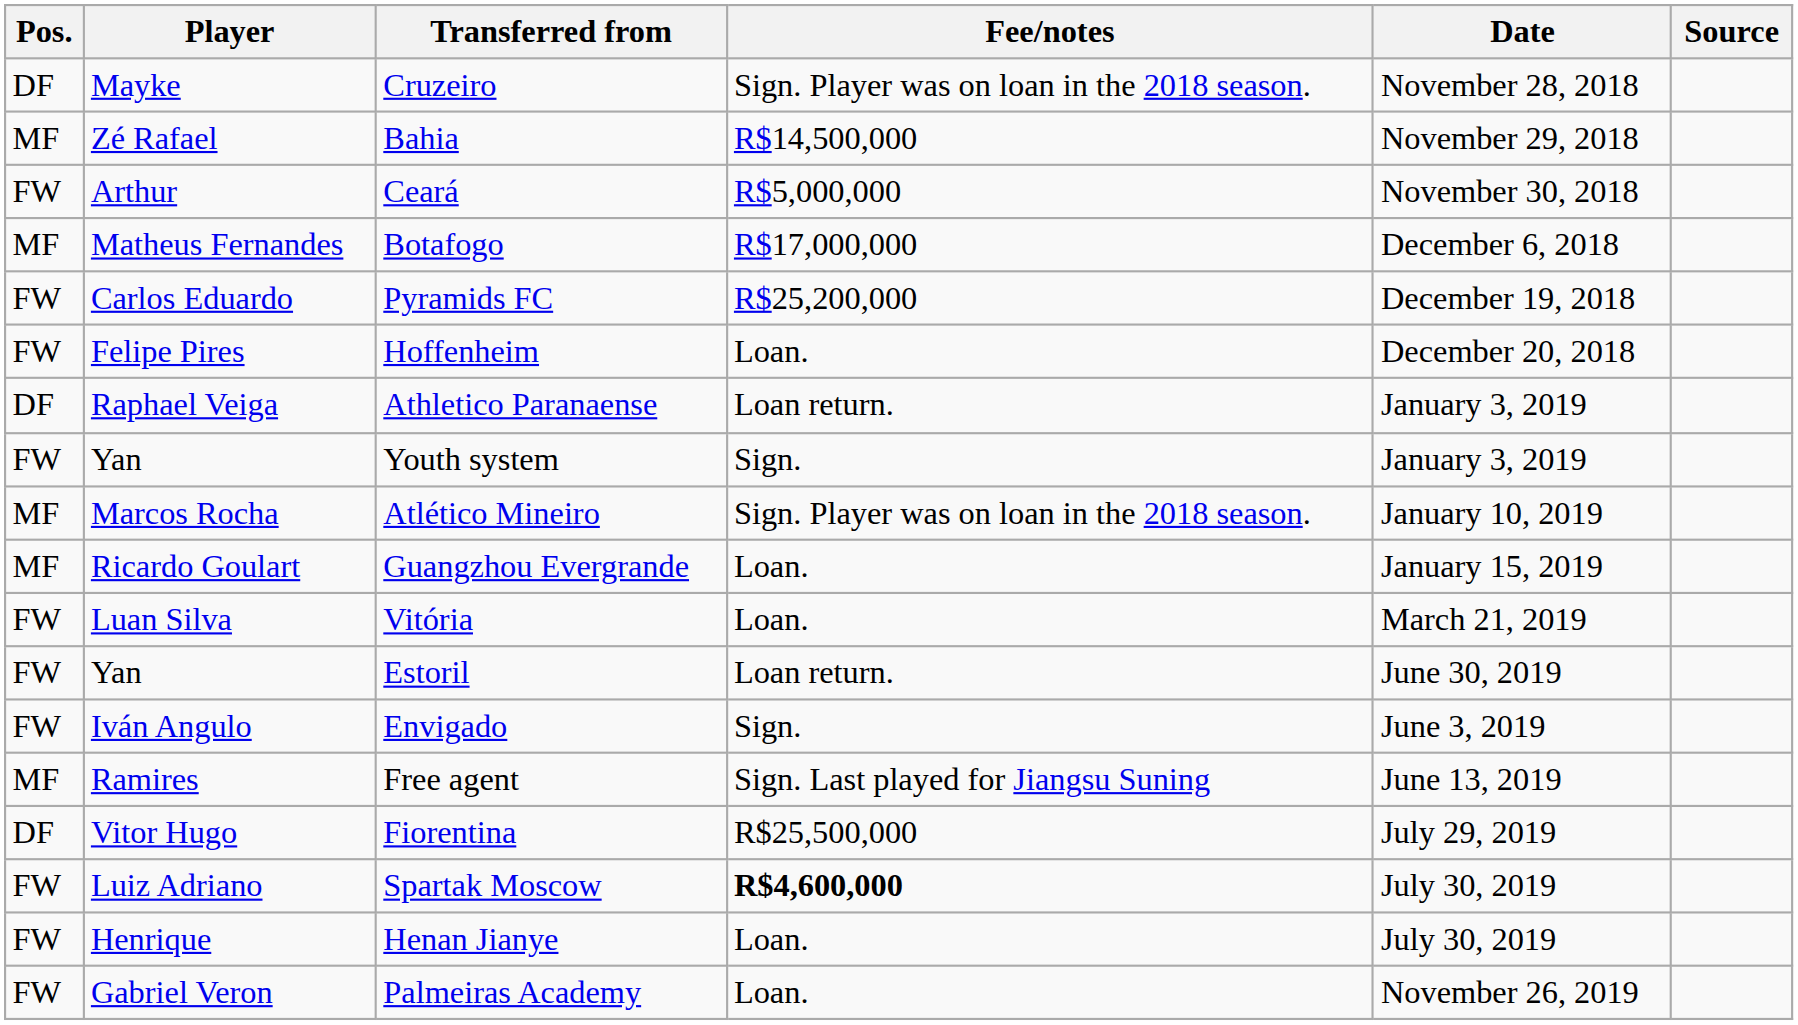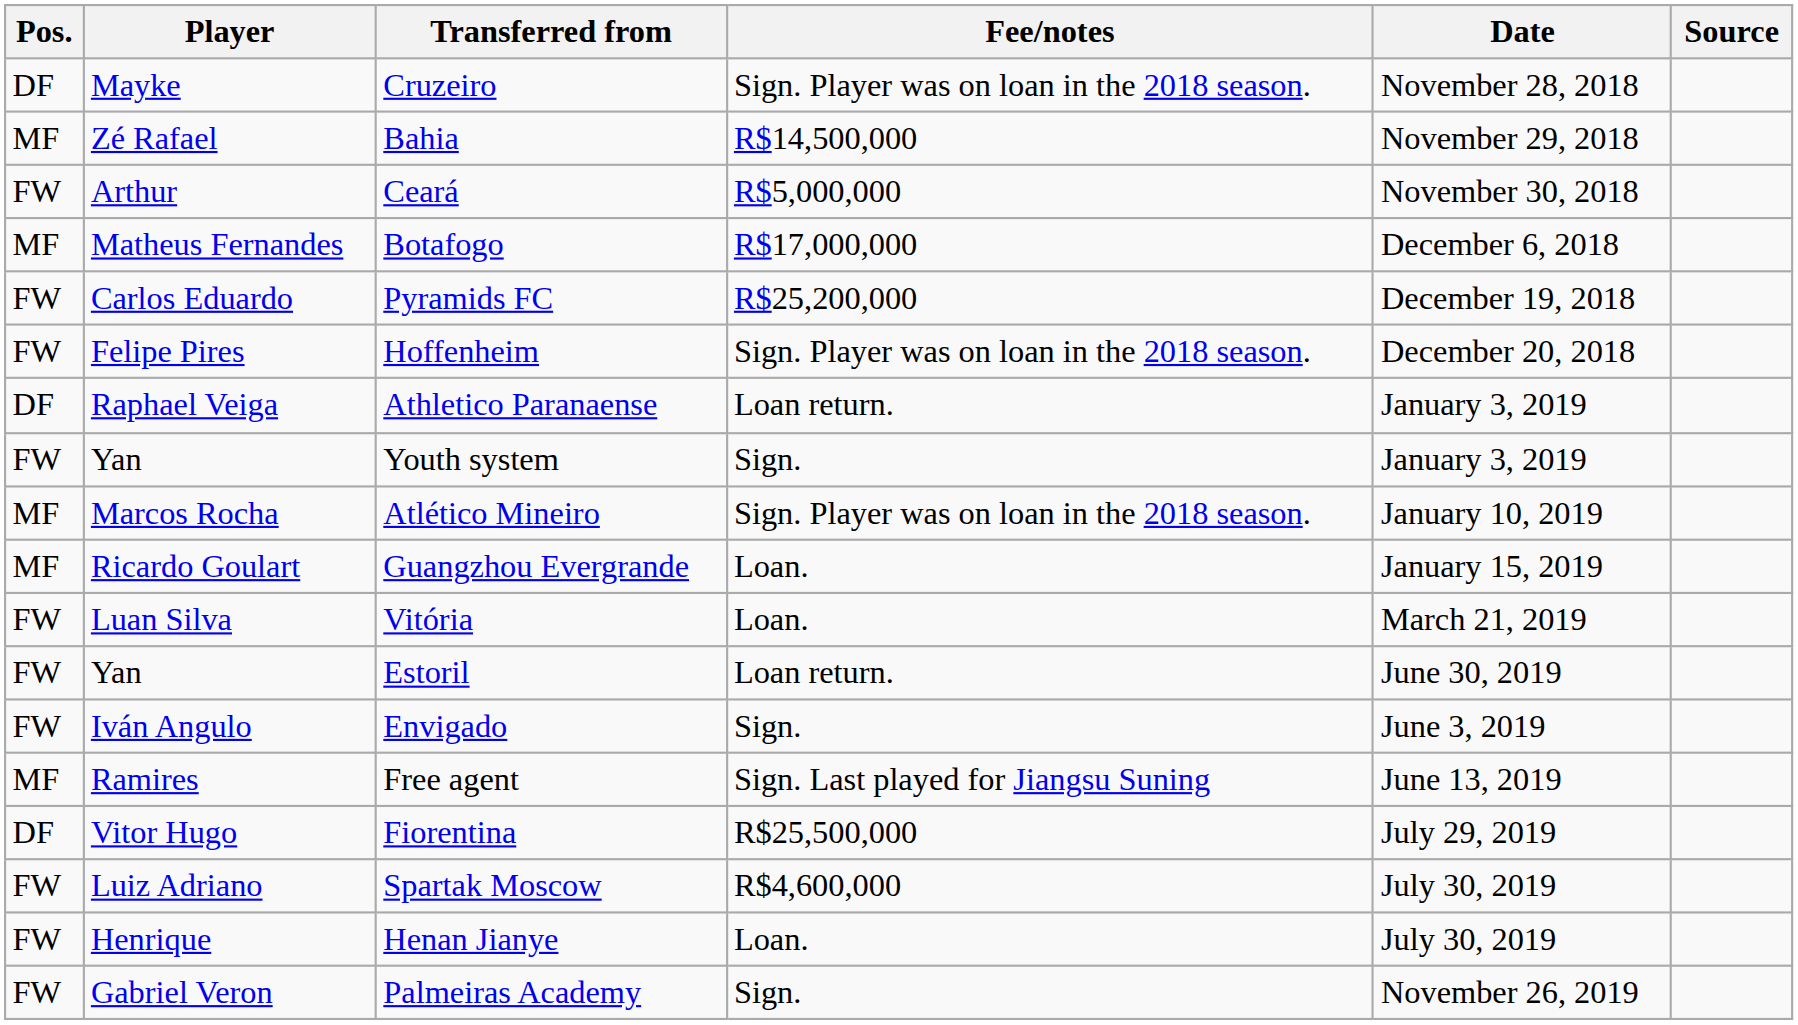(771, 351) Loan. -> (1022, 351) Sign. Player was on loan in the 2018 season.
(818, 885) bold -> (818, 885) normal
(771, 992) Loan. -> (768, 992) Sign.
